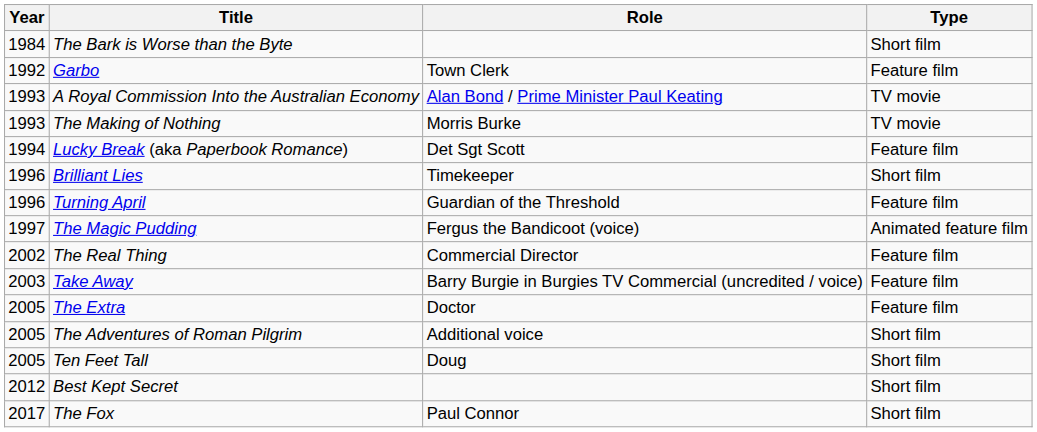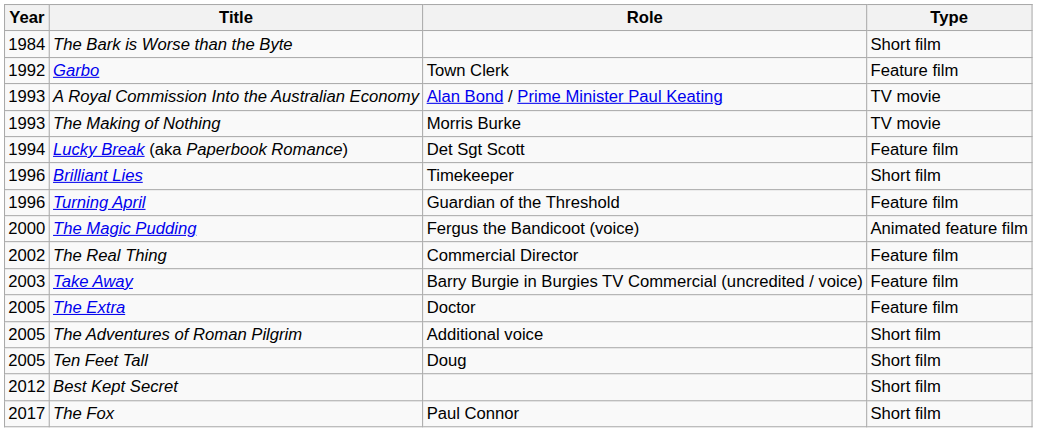(27, 228) 1997 -> (27, 228) 2000
